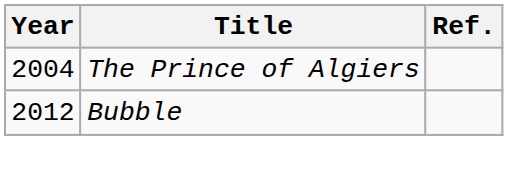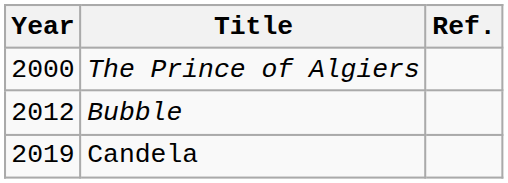(43, 70) 2004 -> (43, 70) 2000
+ row: (143, 156)
